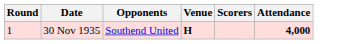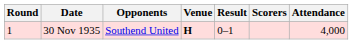+ column: (232, 13)
(298, 30) bold -> (333, 30) normal
